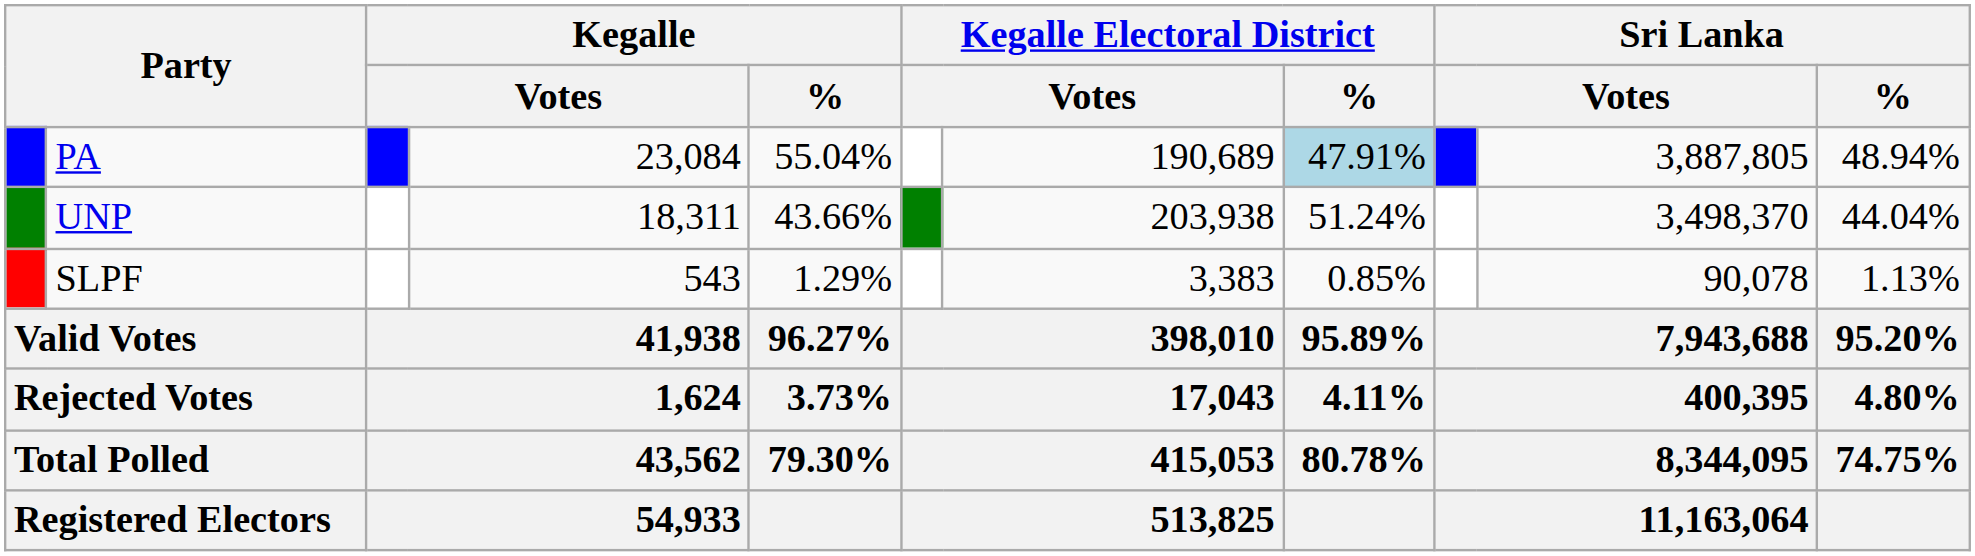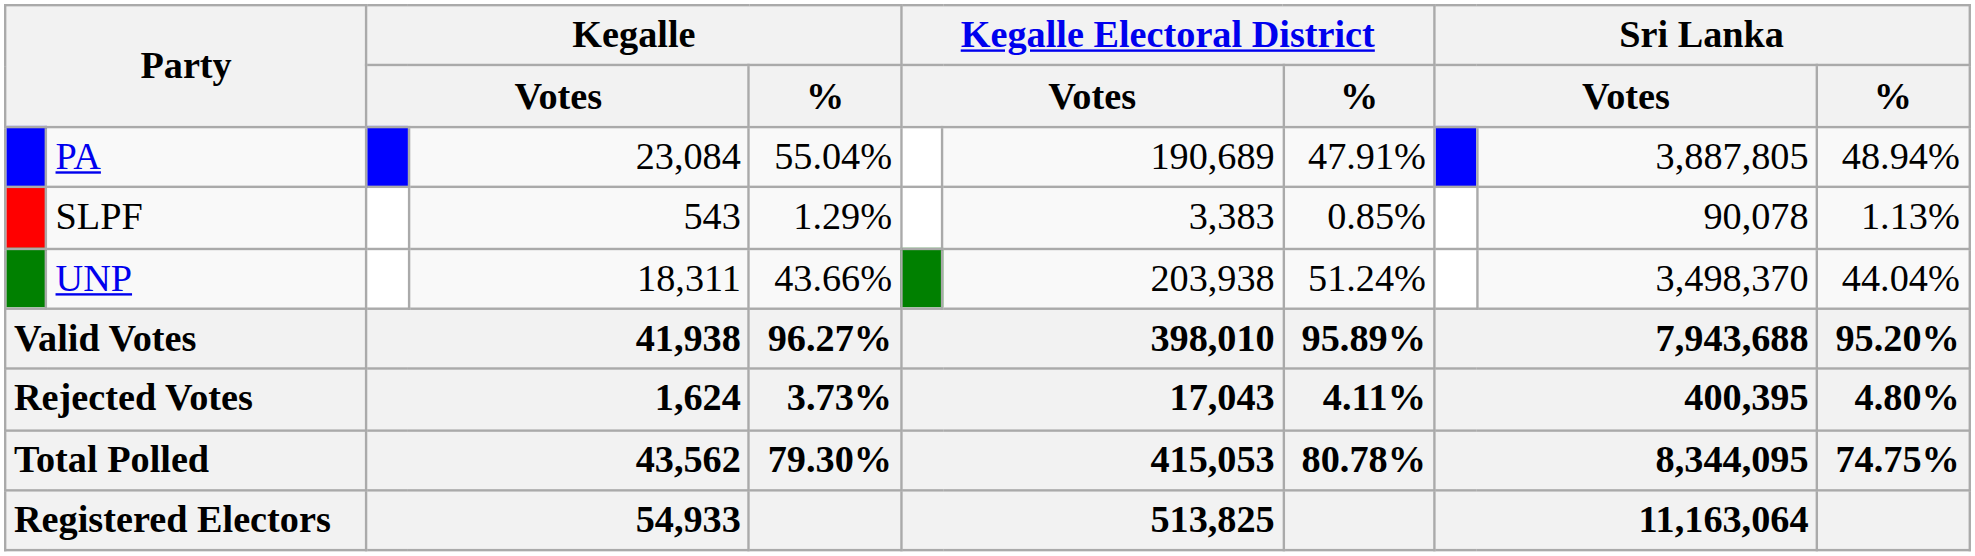(1367, 156) lightblue background -> (1367, 156) no background
rows swapped: (94, 216) <-> (99, 277)
